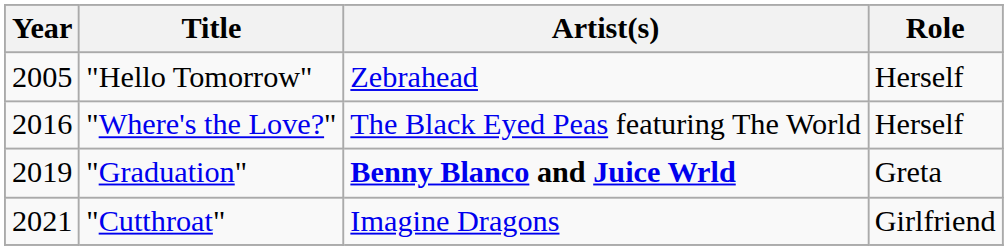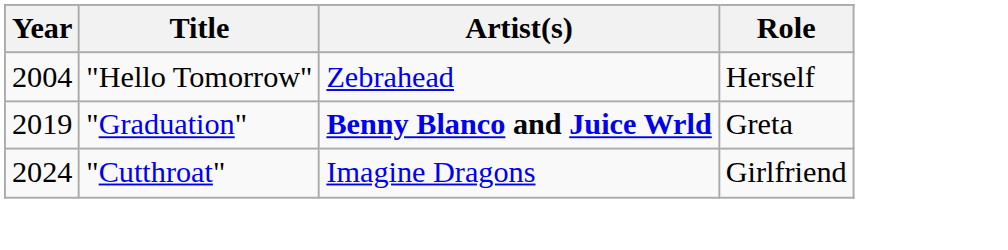(42, 76) 2005 -> (42, 76) 2004
- row: (211, 124)
(42, 220) 2021 -> (42, 172) 2024
